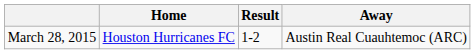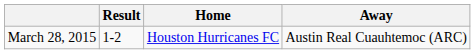columns swapped: (169, 15) <-> (260, 15)
